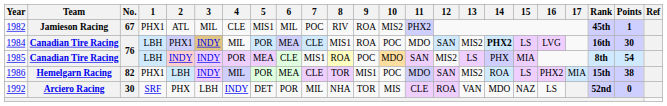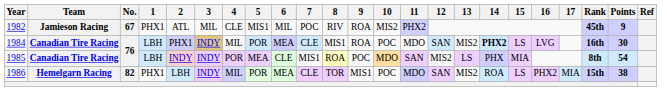(629, 27) 1 -> (623, 27) 9
- row: (16, 89)
